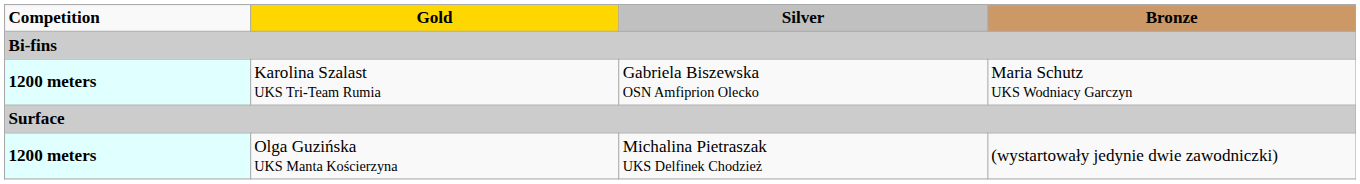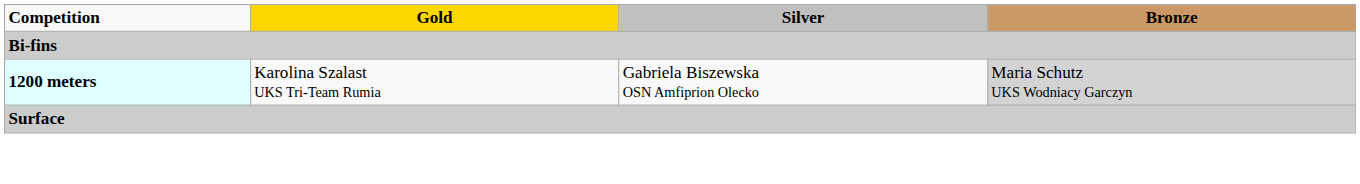(1062, 82) no background -> (1062, 82) lightgrey background
- row: (326, 155)
